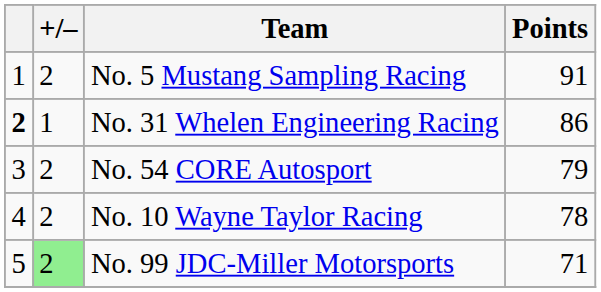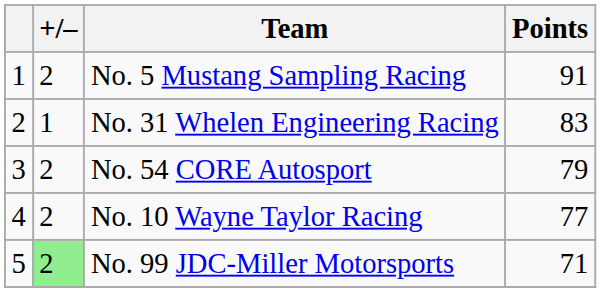(19, 122) bold -> (19, 122) normal
(574, 122) 86 -> (574, 122) 83
(574, 216) 78 -> (574, 216) 77
